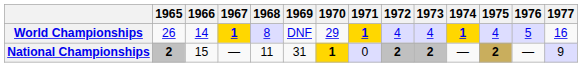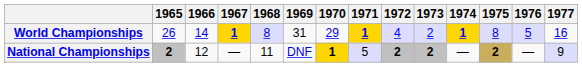(299, 33) DNF -> (299, 33) 31
(430, 33) 4 -> (430, 33) 2
(495, 33) 4 -> (495, 33) 8
(202, 52) 15 -> (202, 52) 12
(299, 52) 31 -> (299, 52) DNF
(365, 52) 0 -> (365, 52) 5
